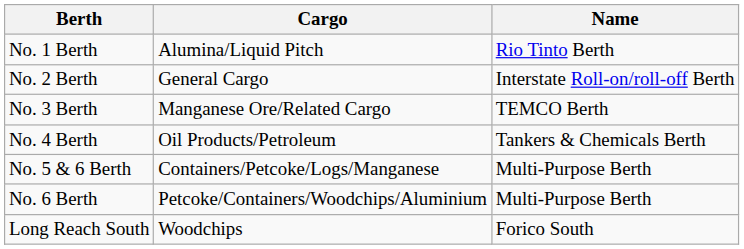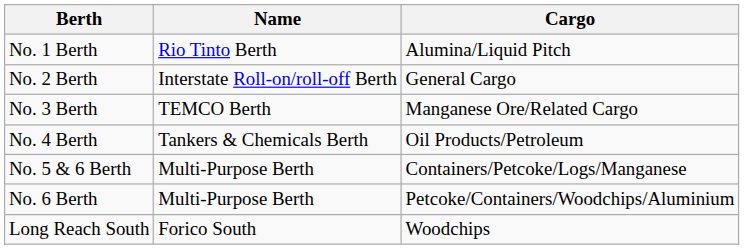columns swapped: (615, 19) <-> (323, 19)
